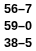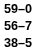rows swapped: (18, 8) <-> (18, 26)
